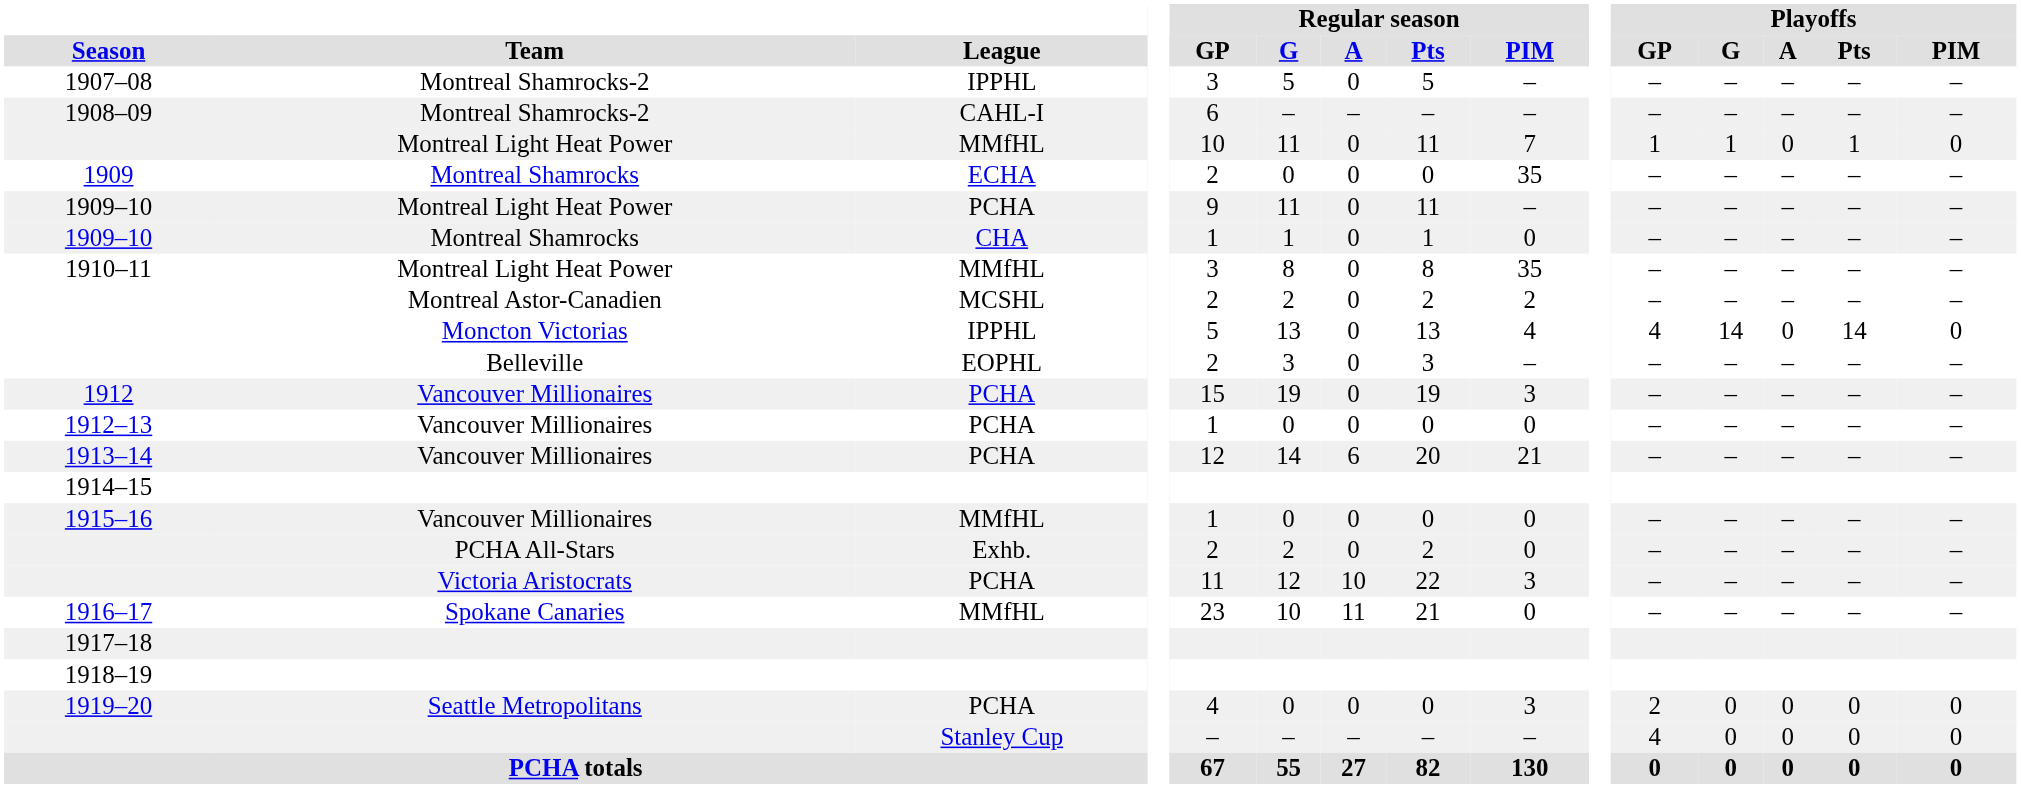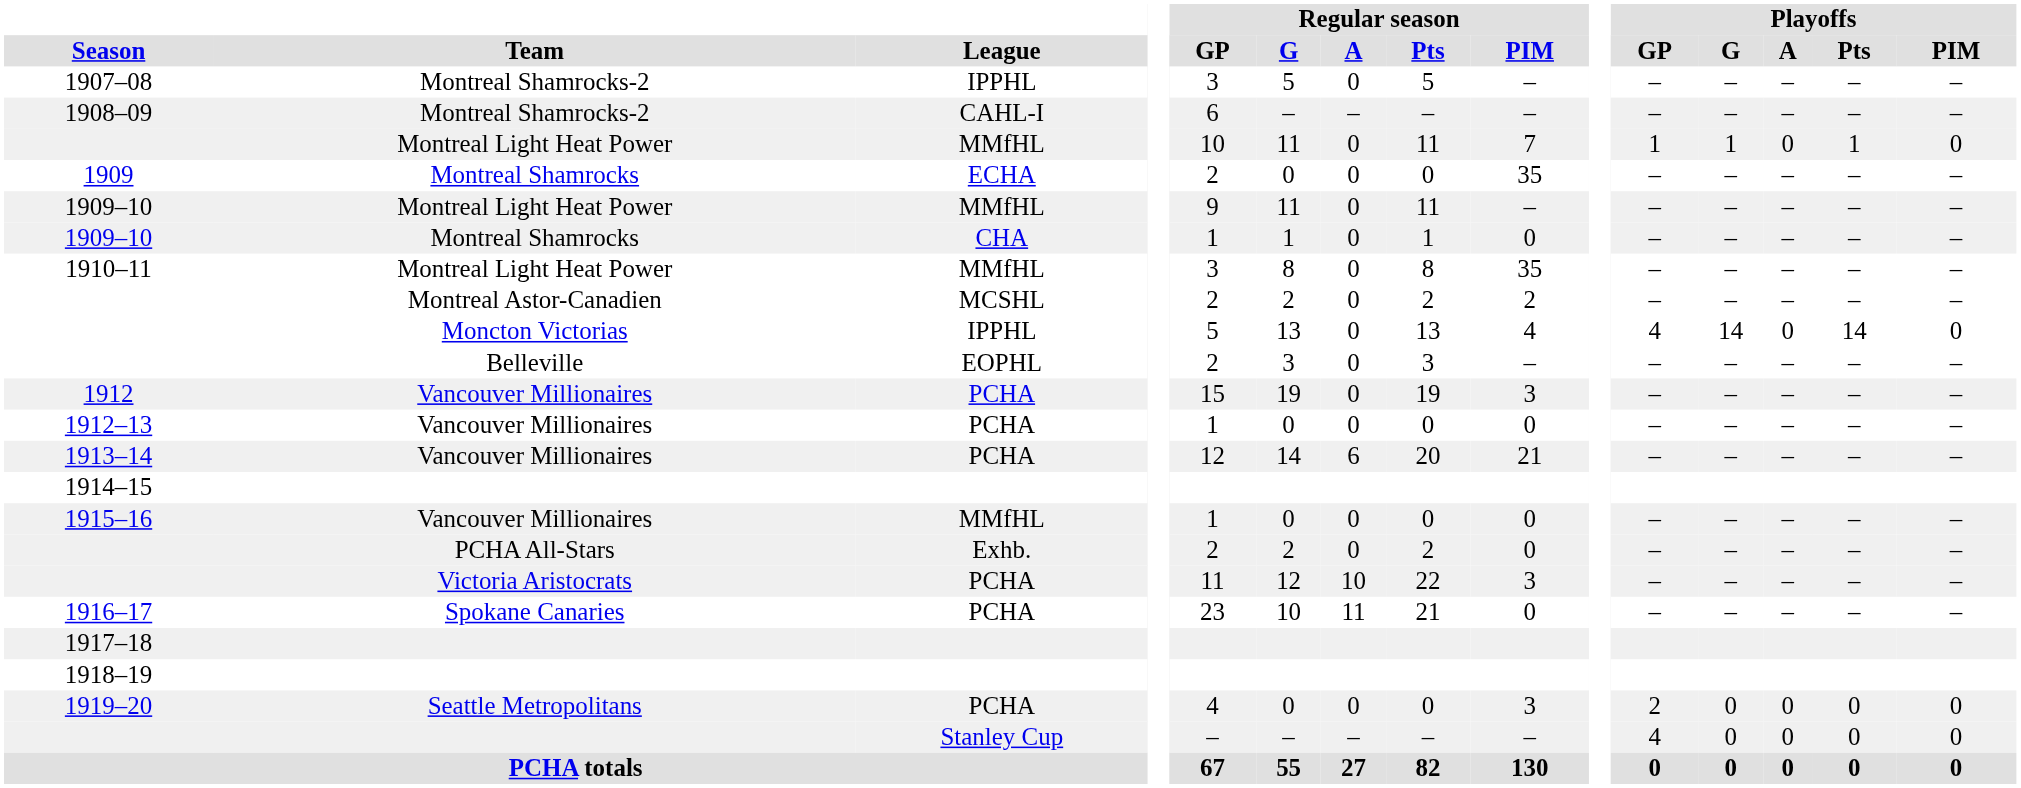(1002, 206) PCHA -> (1002, 206) MMfHL
(1002, 612) MMfHL -> (1002, 612) PCHA
